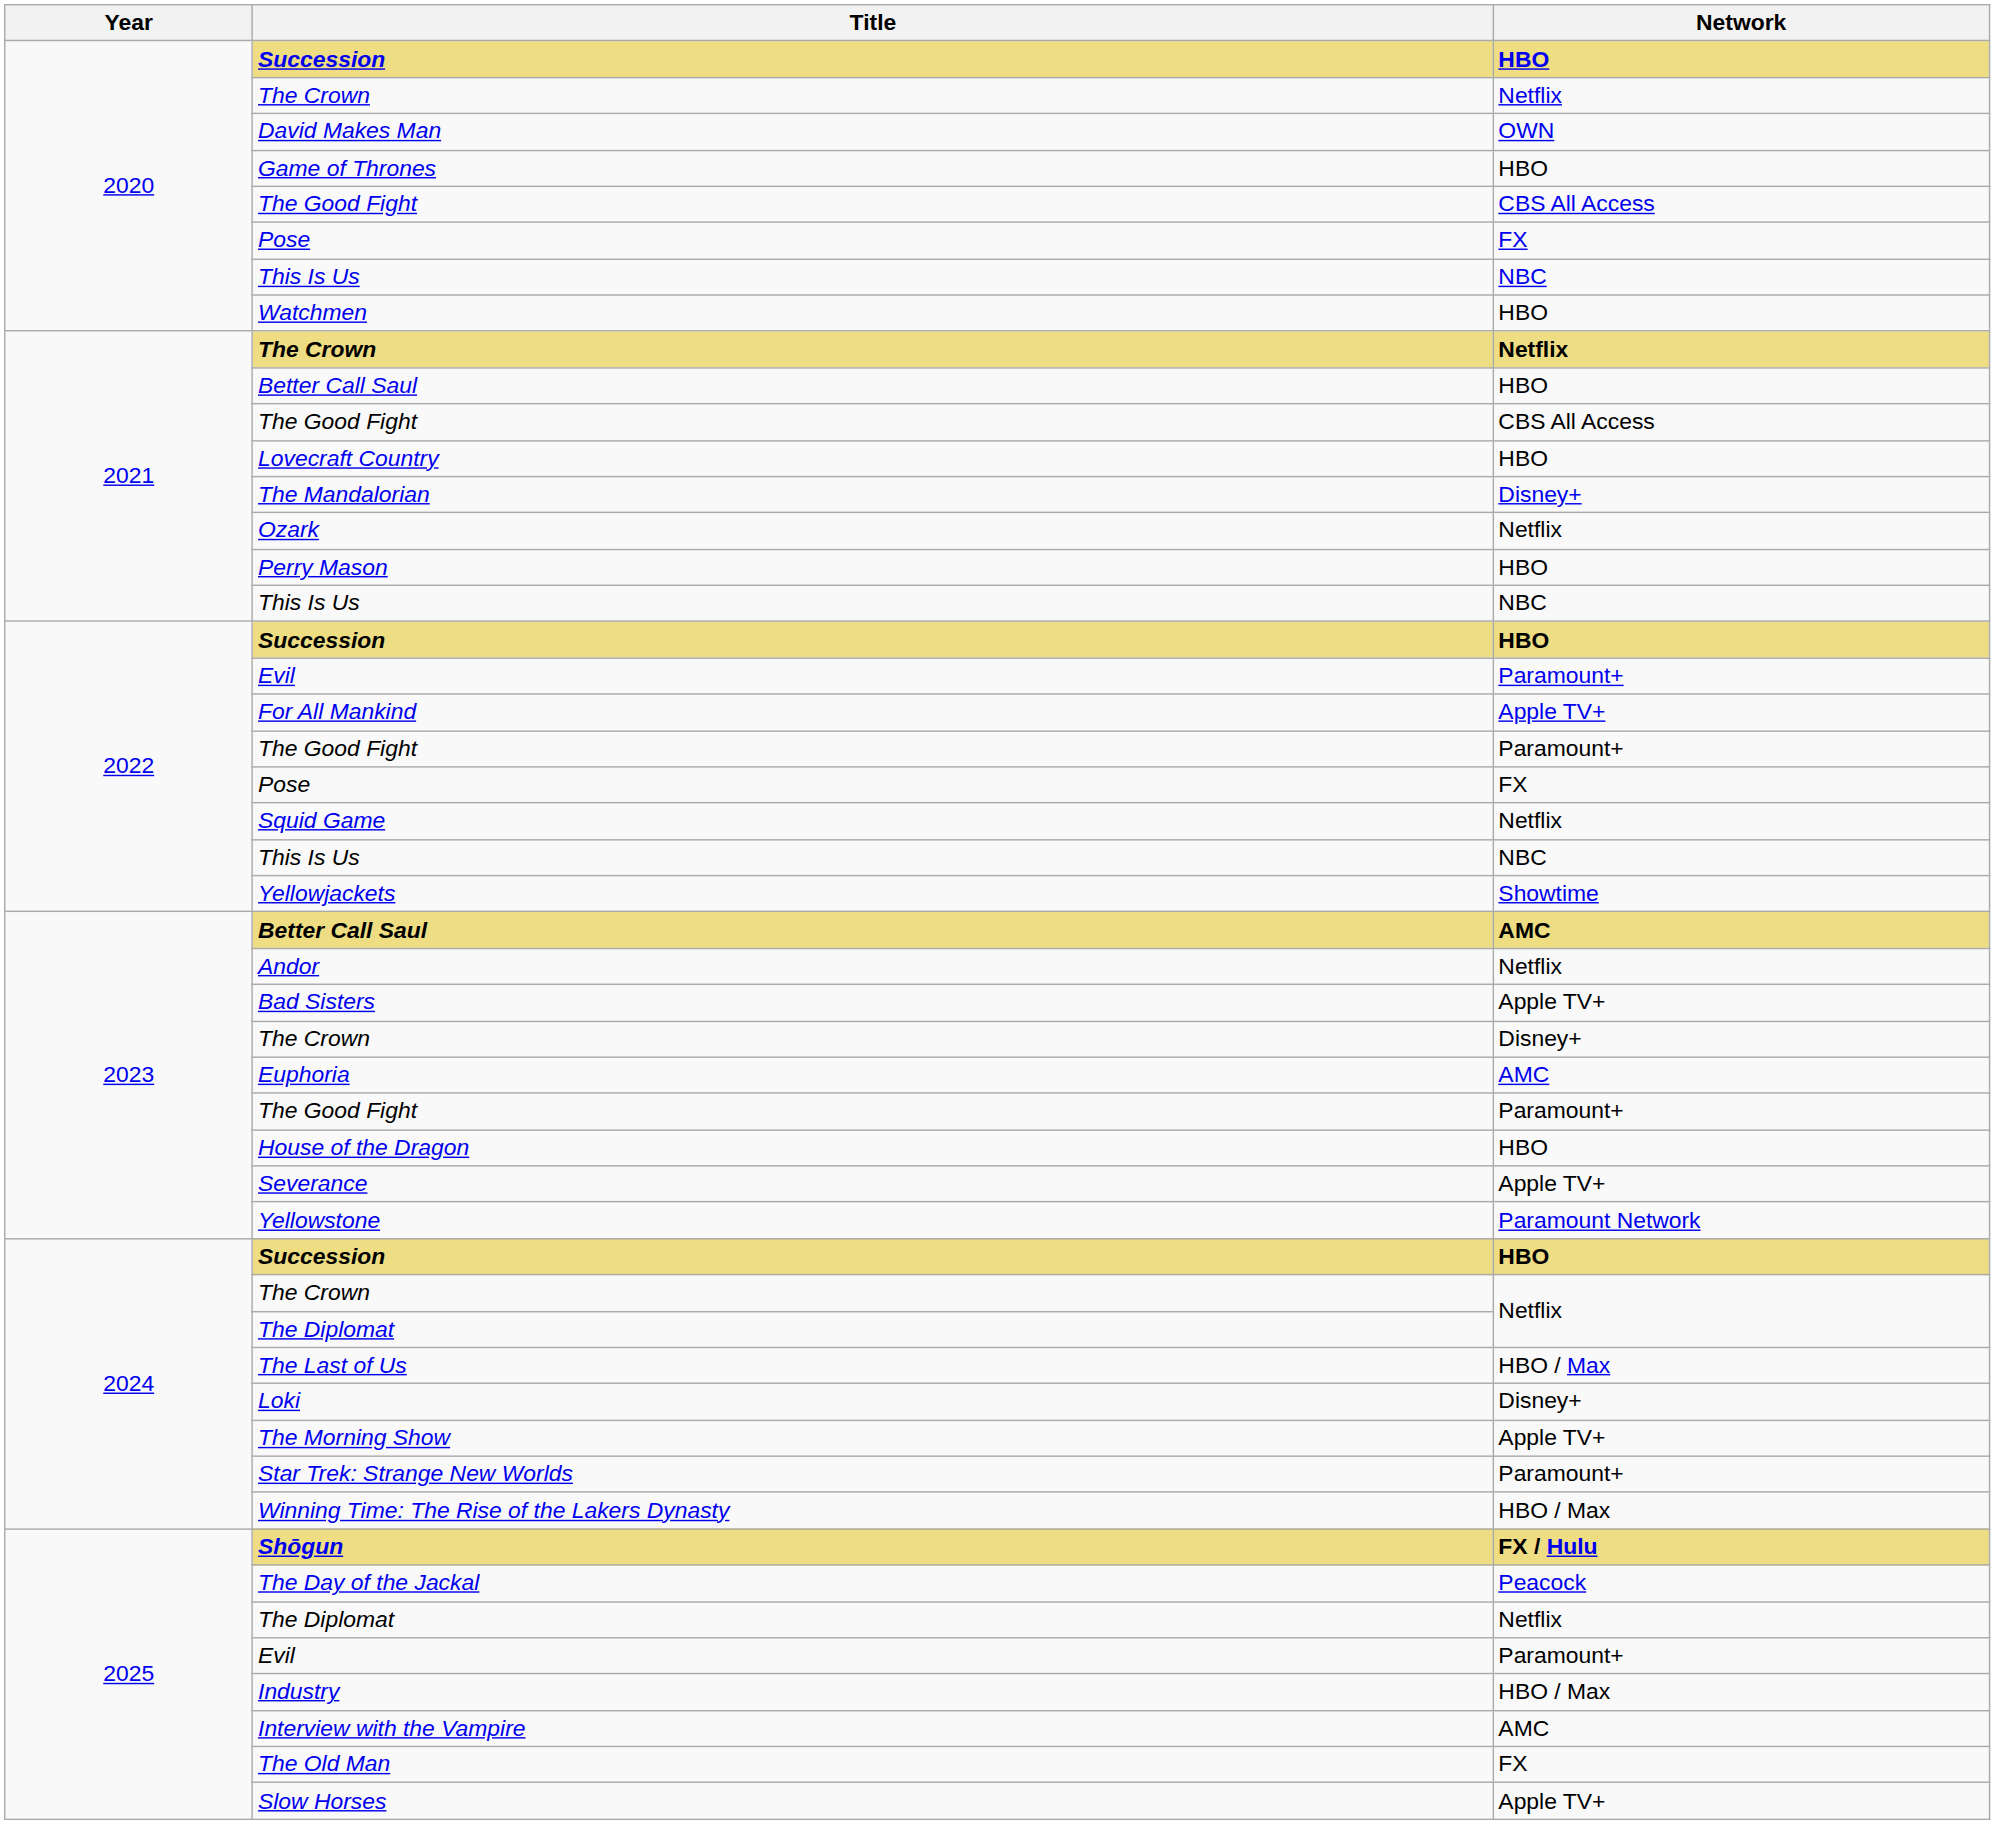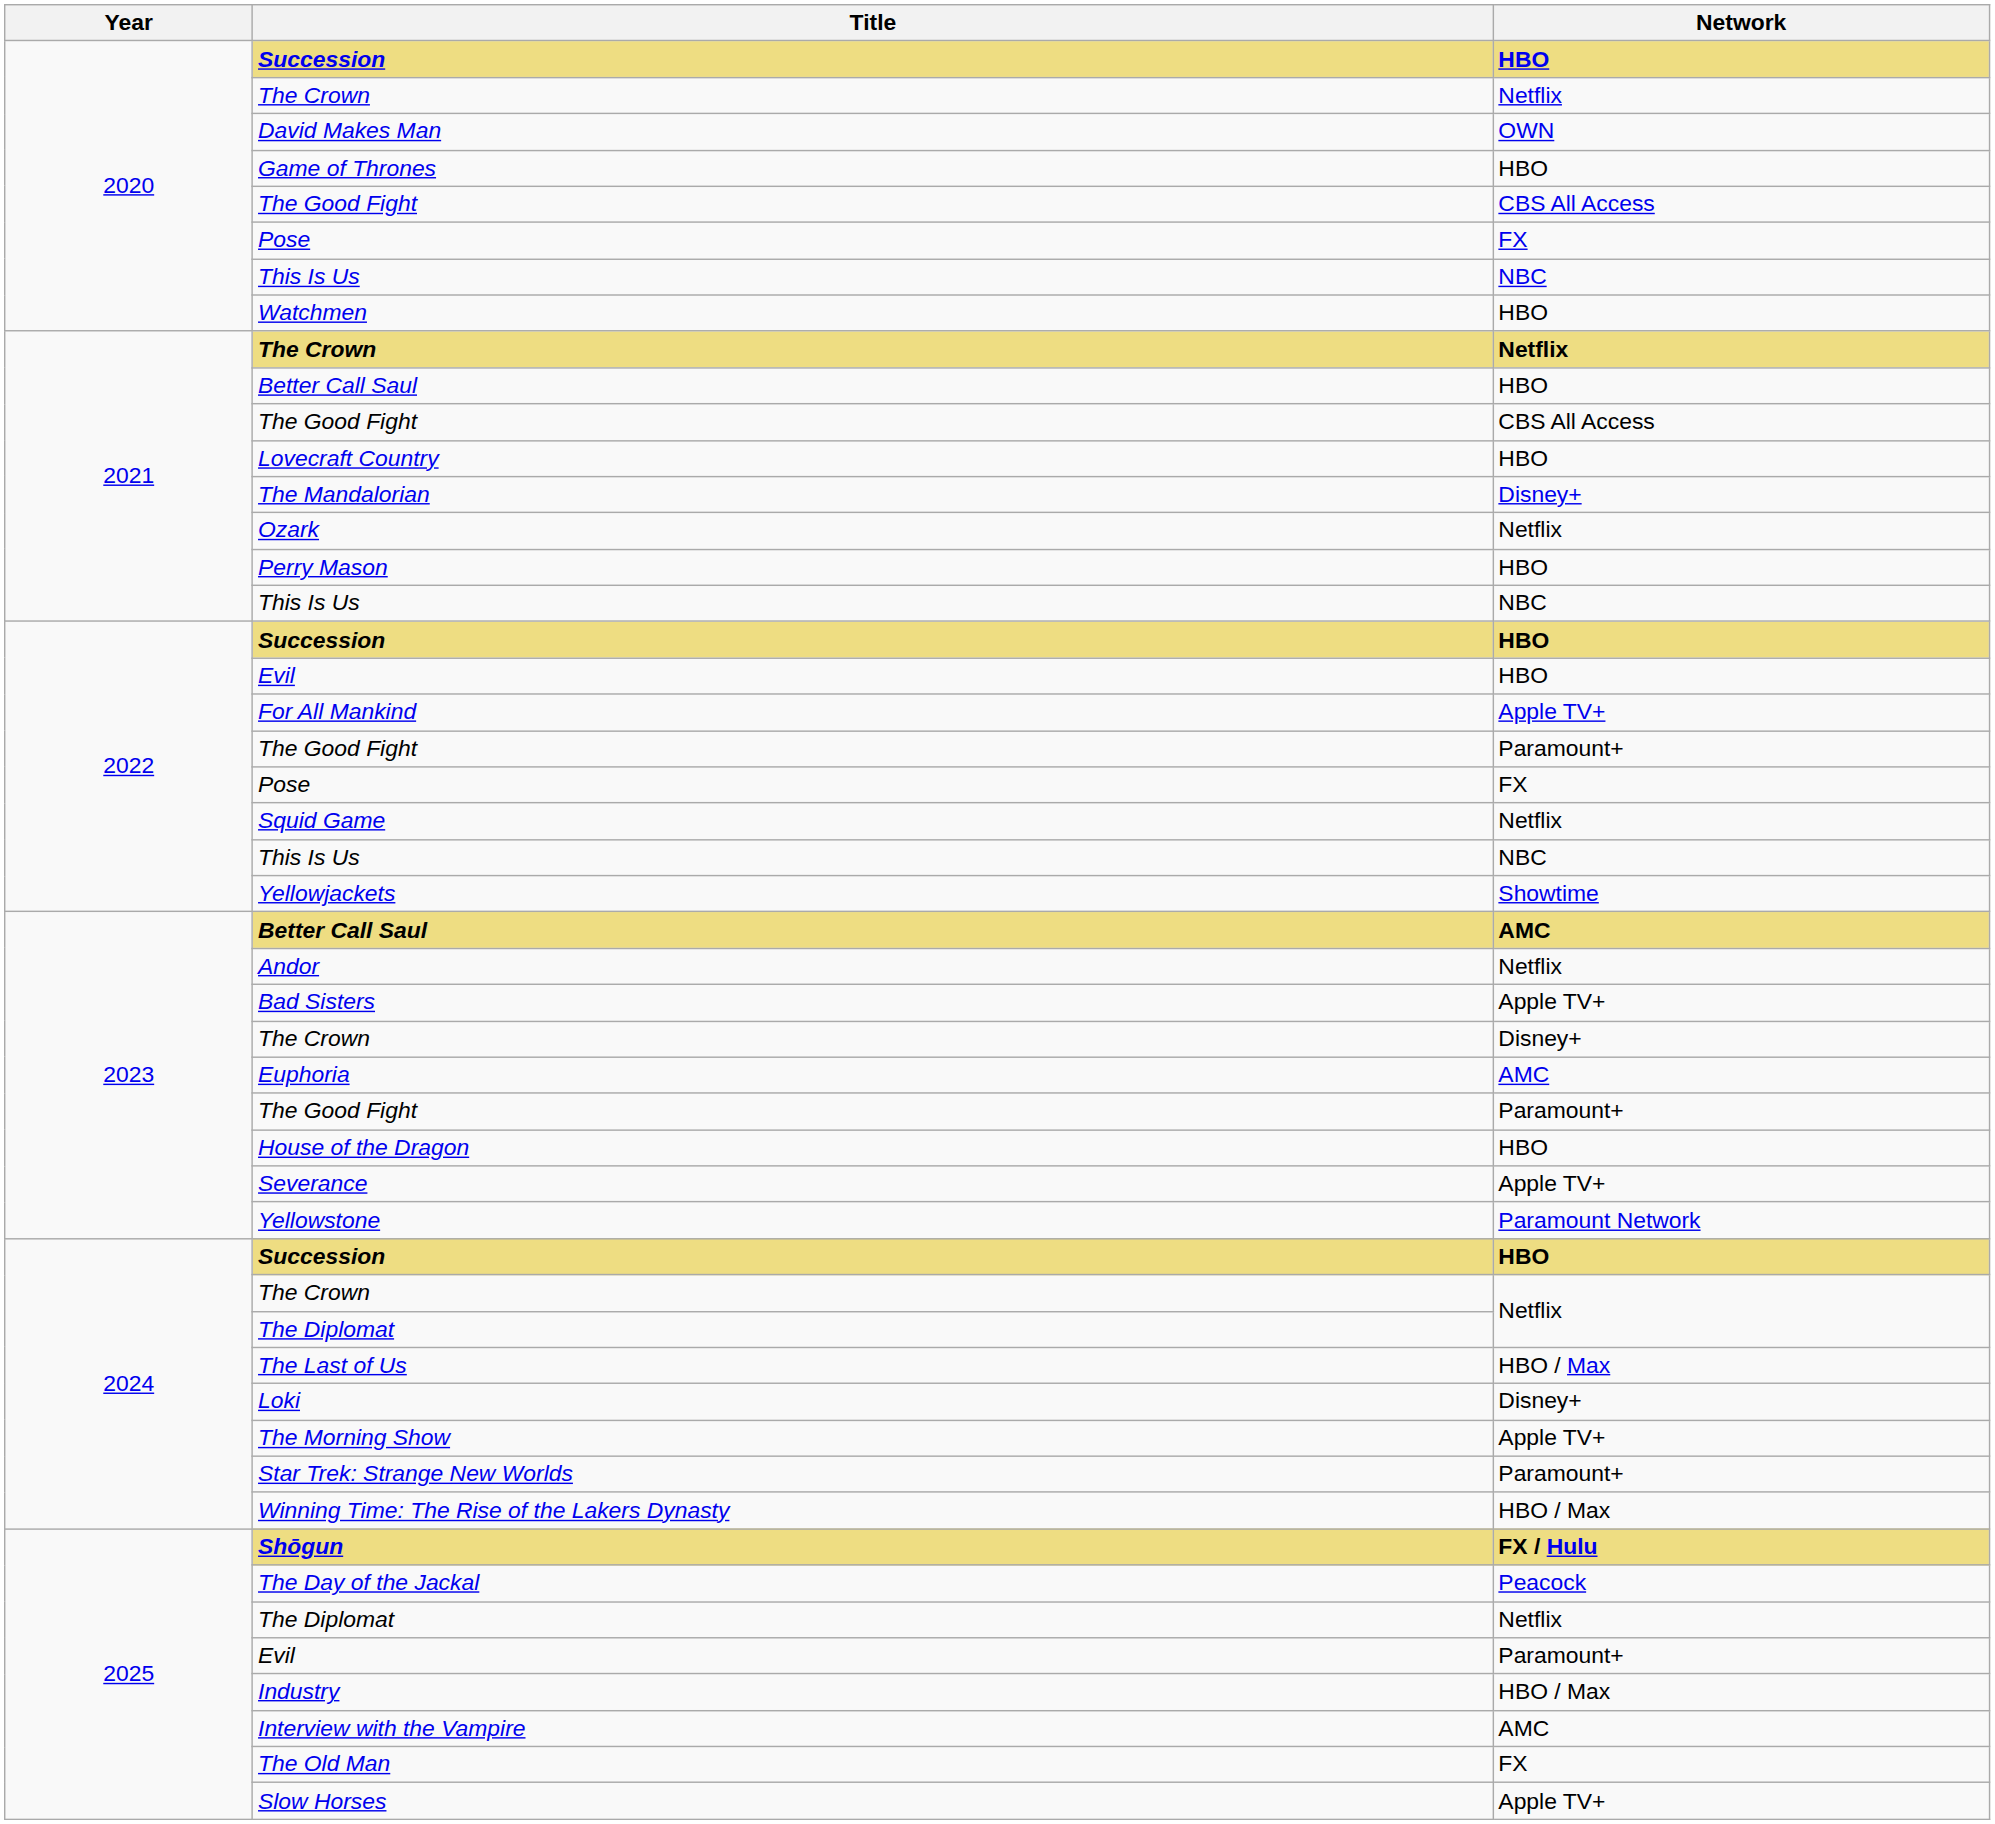(1561, 675) Paramount+ -> (1523, 675) HBO
